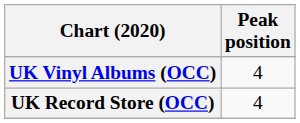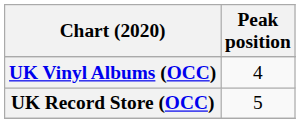(258, 103) 4 -> (258, 103) 5
